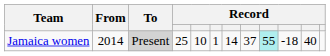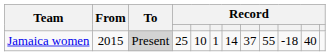(111, 40) 2014 -> (111, 40) 2015
(269, 40) paleturquoise background -> (269, 40) no background
